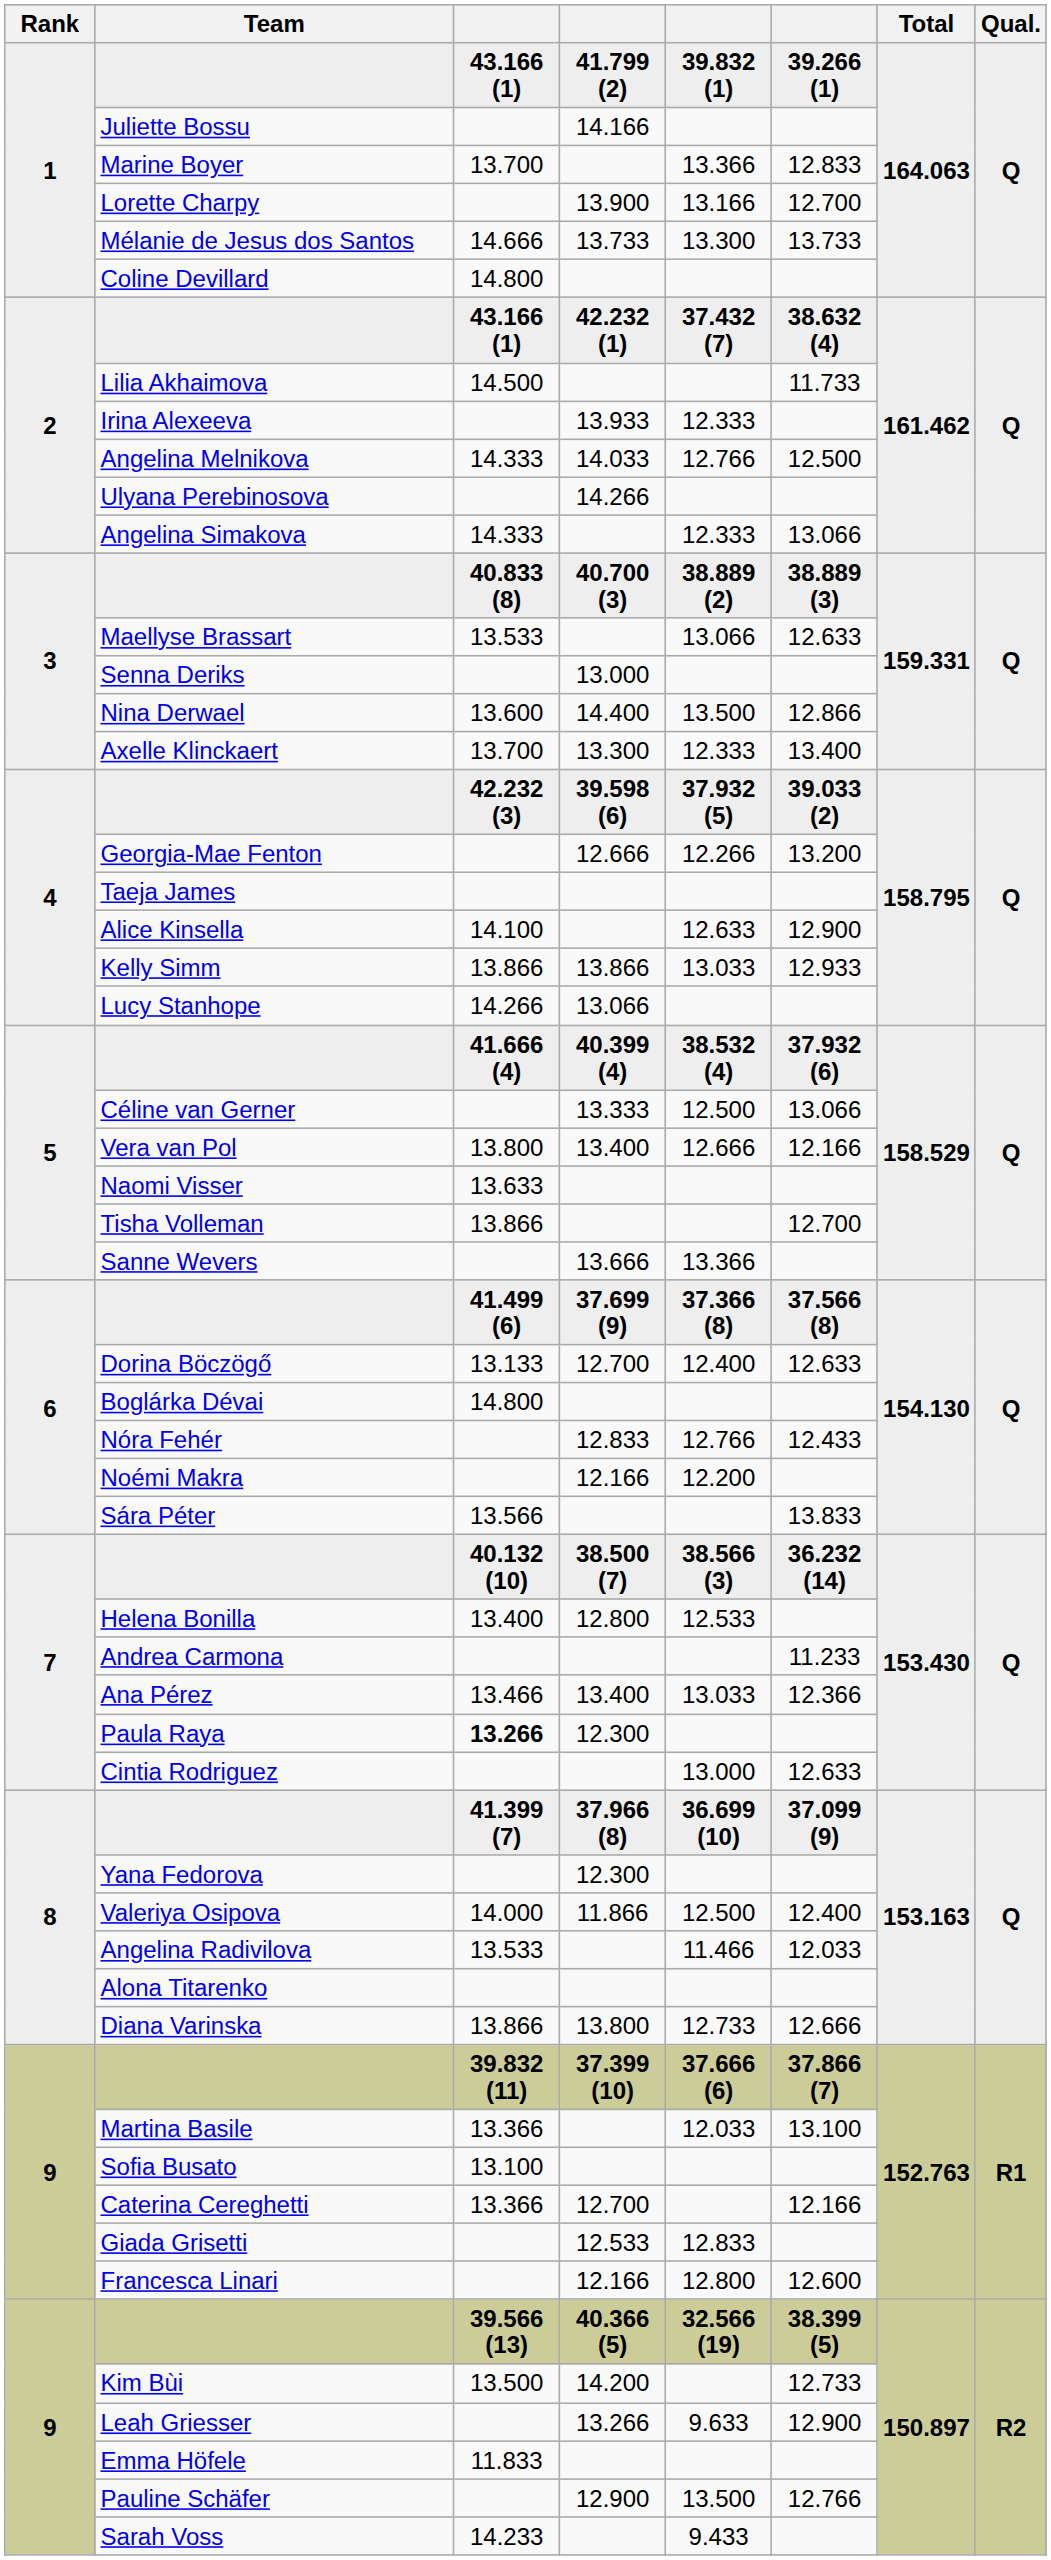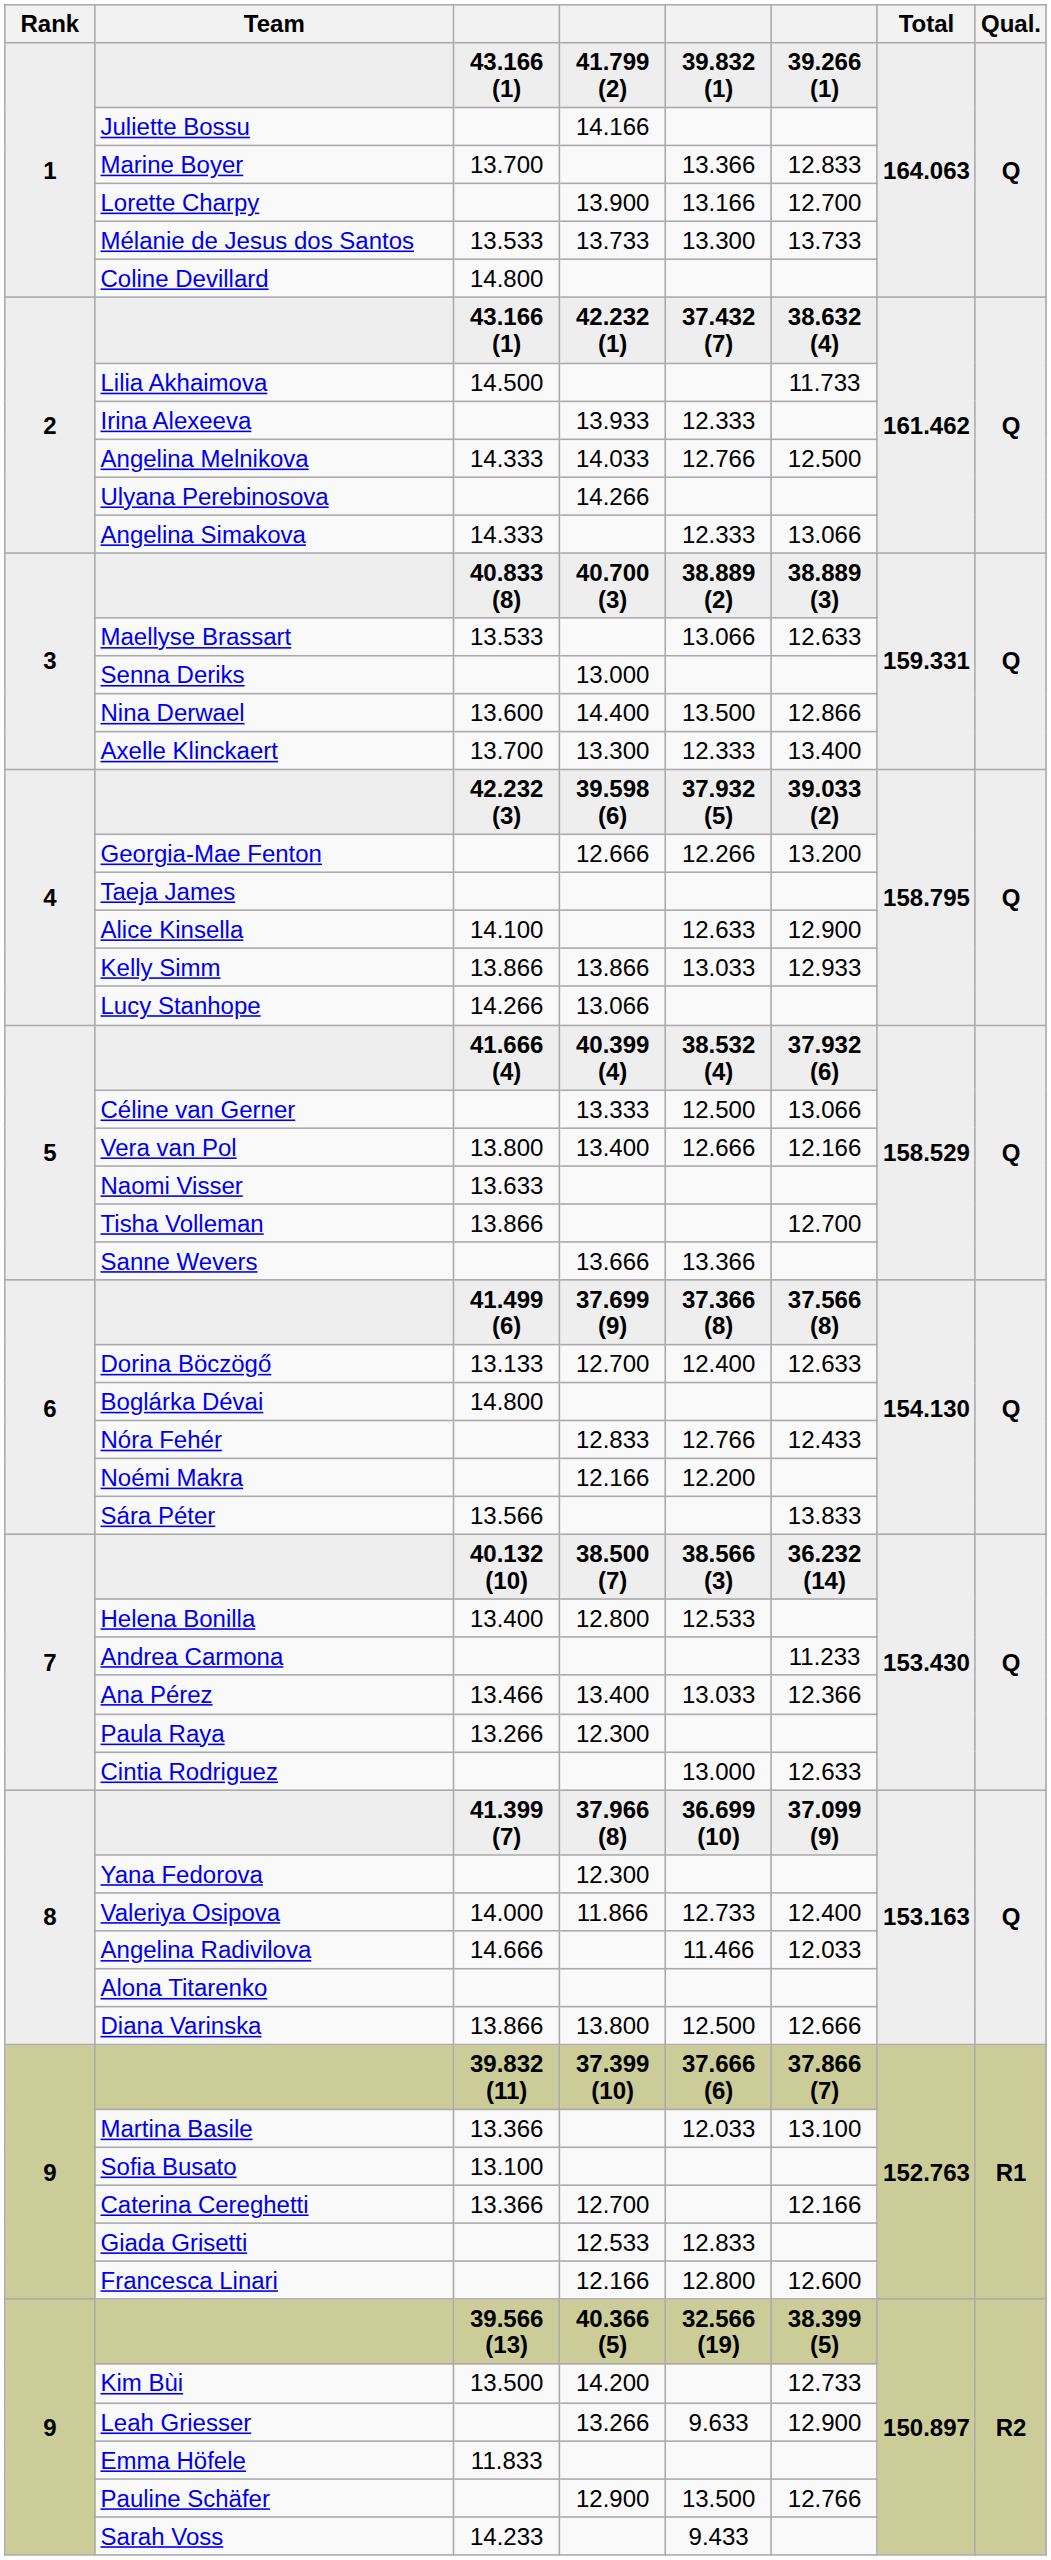(507, 241) 14.666 -> (507, 241) 13.533
(507, 1733) bold -> (507, 1733) normal
(719, 1912) 12.500 -> (719, 1912) 12.733
(507, 1950) 13.533 -> (507, 1950) 14.666
(719, 2026) 12.733 -> (719, 2026) 12.500
